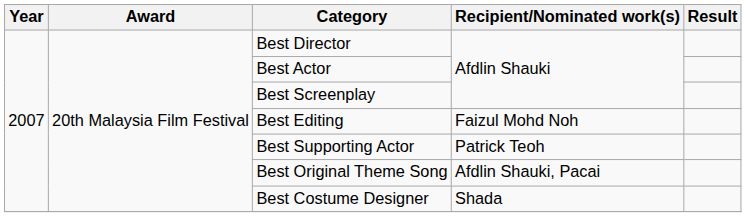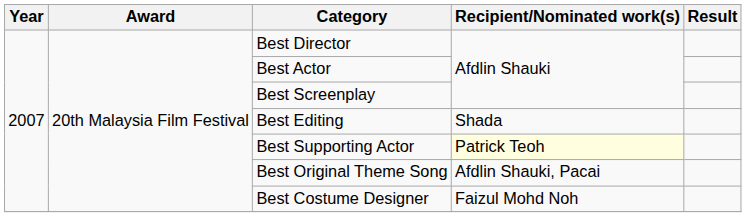(517, 120) Faizul Mohd Noh -> (479, 120) Shada
(500, 146) no background -> (500, 146) lightyellow background
(479, 198) Shada -> (517, 198) Faizul Mohd Noh
